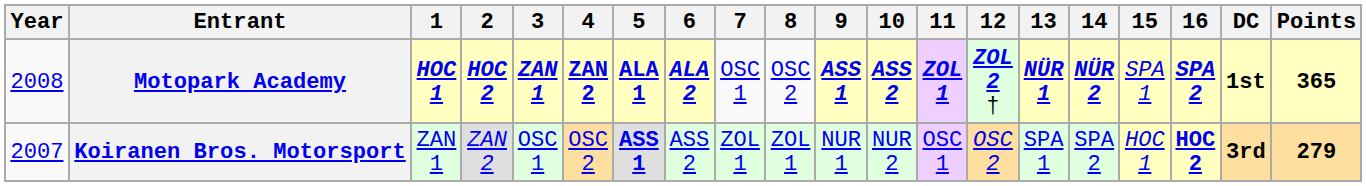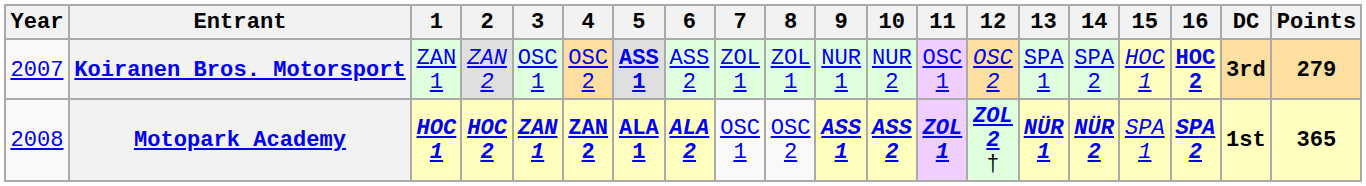rows swapped: (240, 152) <-> (240, 81)
